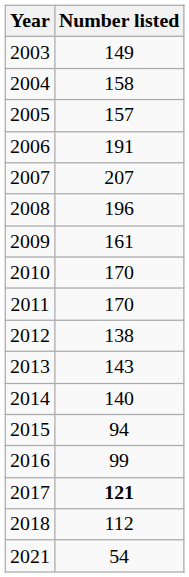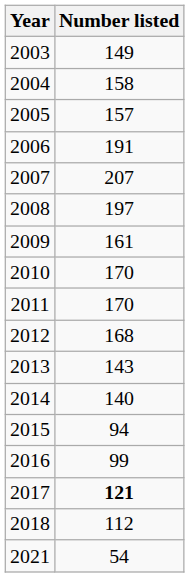(119, 209) 196 -> (119, 209) 197
(119, 335) 138 -> (119, 335) 168
